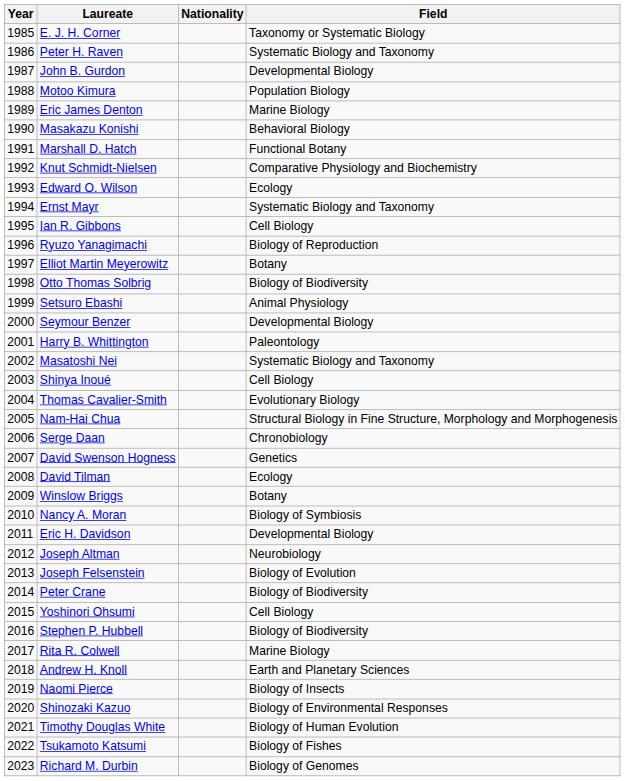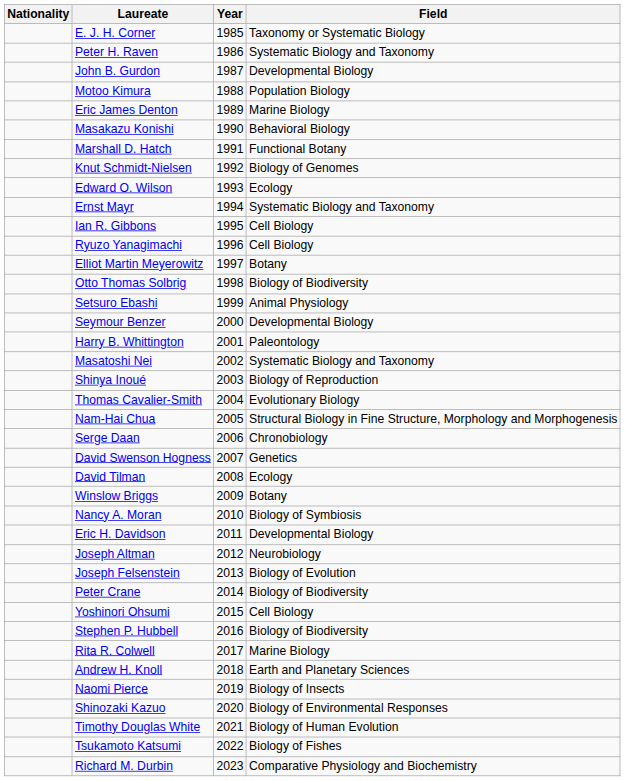columns swapped: (21, 14) <-> (212, 14)
(363, 168) Comparative Physiology and Biochemistry -> (304, 168) Biology of Genomes
(314, 245) Biology of Reproduction -> (281, 245) Cell Biology
(281, 380) Cell Biology -> (314, 380) Biology of Reproduction
(304, 766) Biology of Genomes -> (363, 766) Comparative Physiology and Biochemistry
